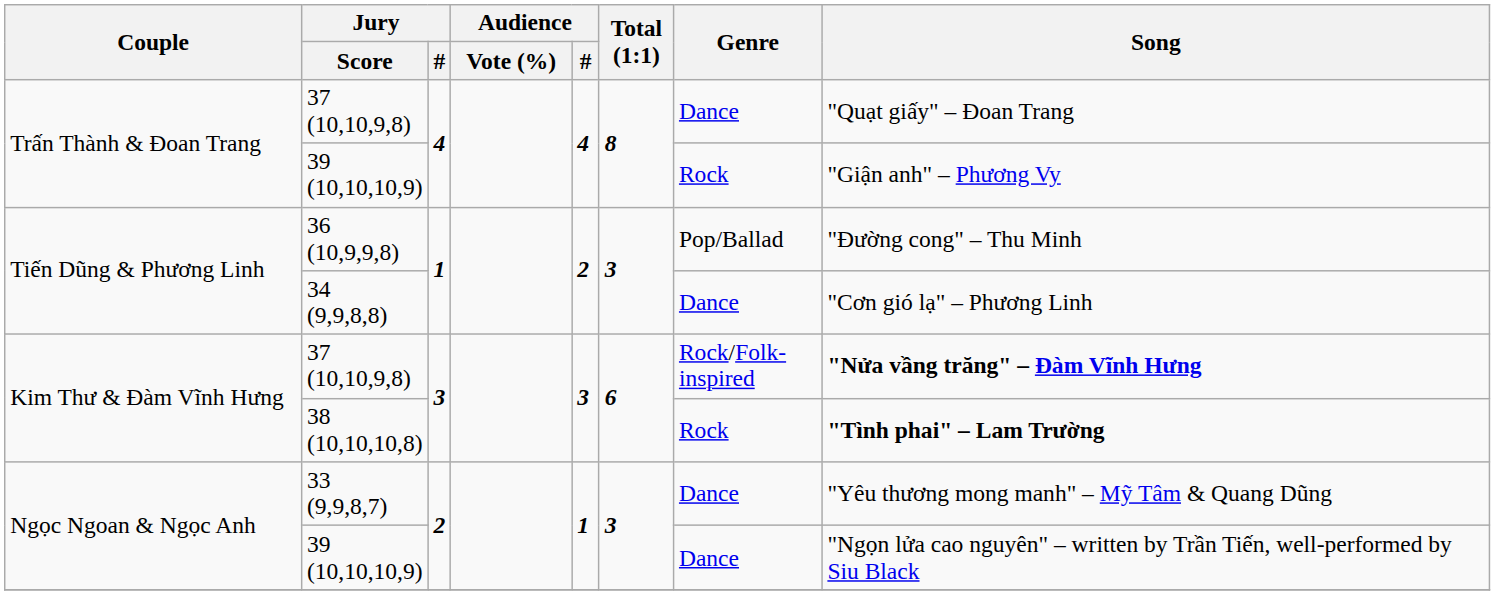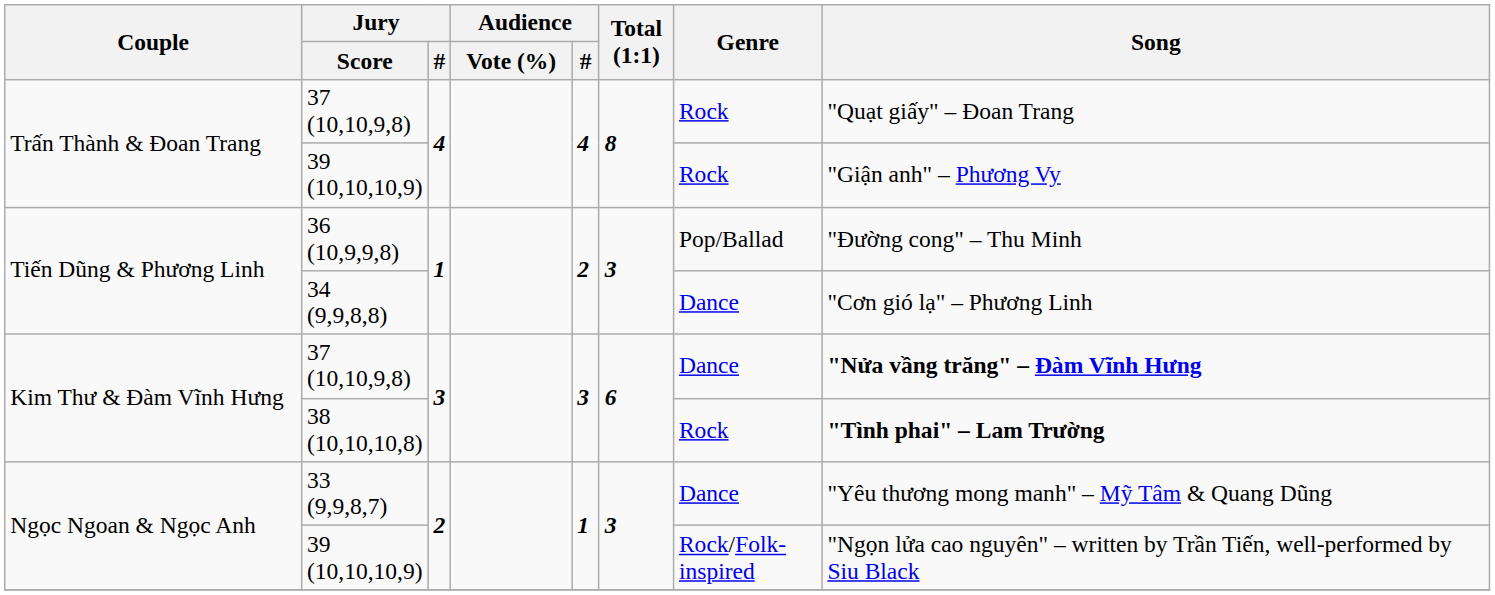(709, 110) Dance -> (704, 110) Rock
(733, 366) Rock/Folk-inspired -> (709, 366) Dance
(709, 557) Dance -> (733, 557) Rock/Folk-inspired
